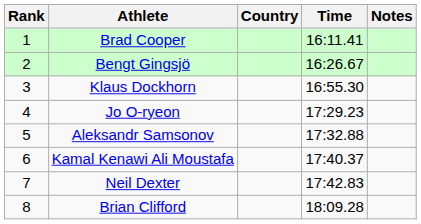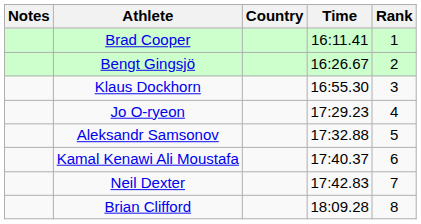columns swapped: (26, 16) <-> (392, 16)
